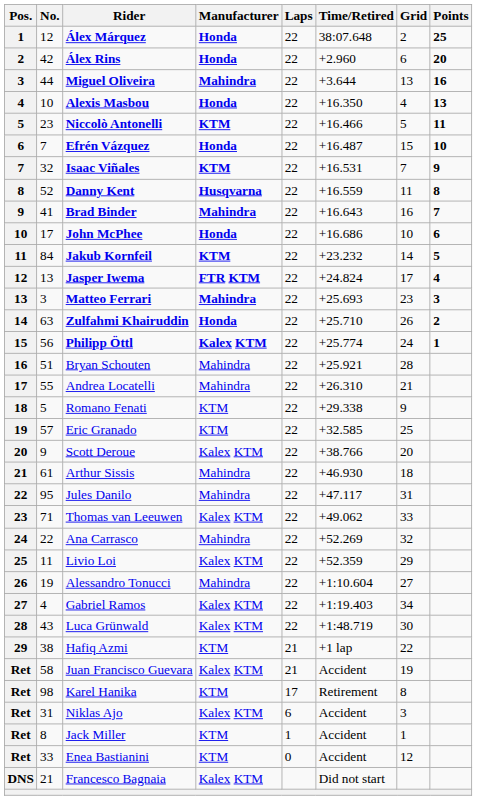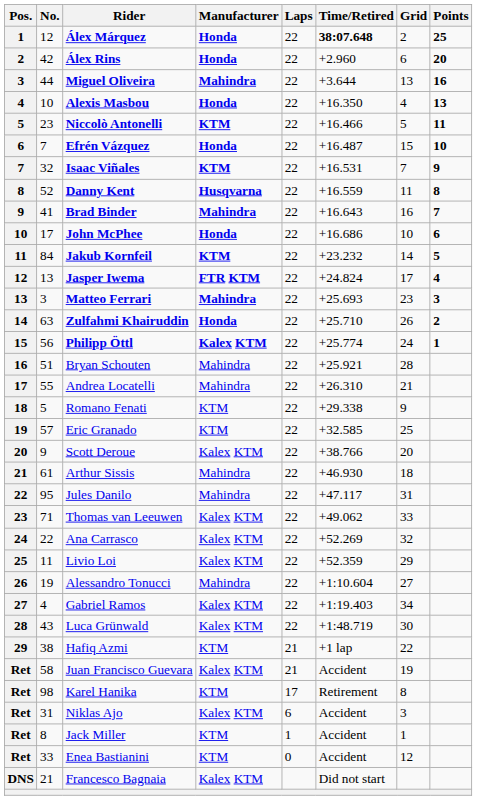(345, 37) normal -> (346, 37) bold
(224, 538) Mahindra -> (231, 538) Kalex KTM
